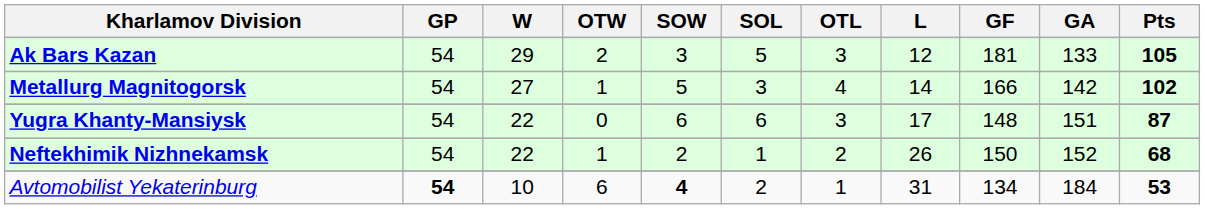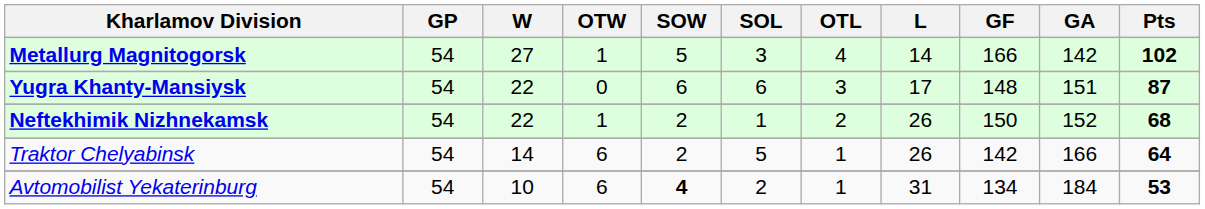- row: (83, 54)
+ row: (102, 154)
(443, 187) bold -> (443, 187) normal
